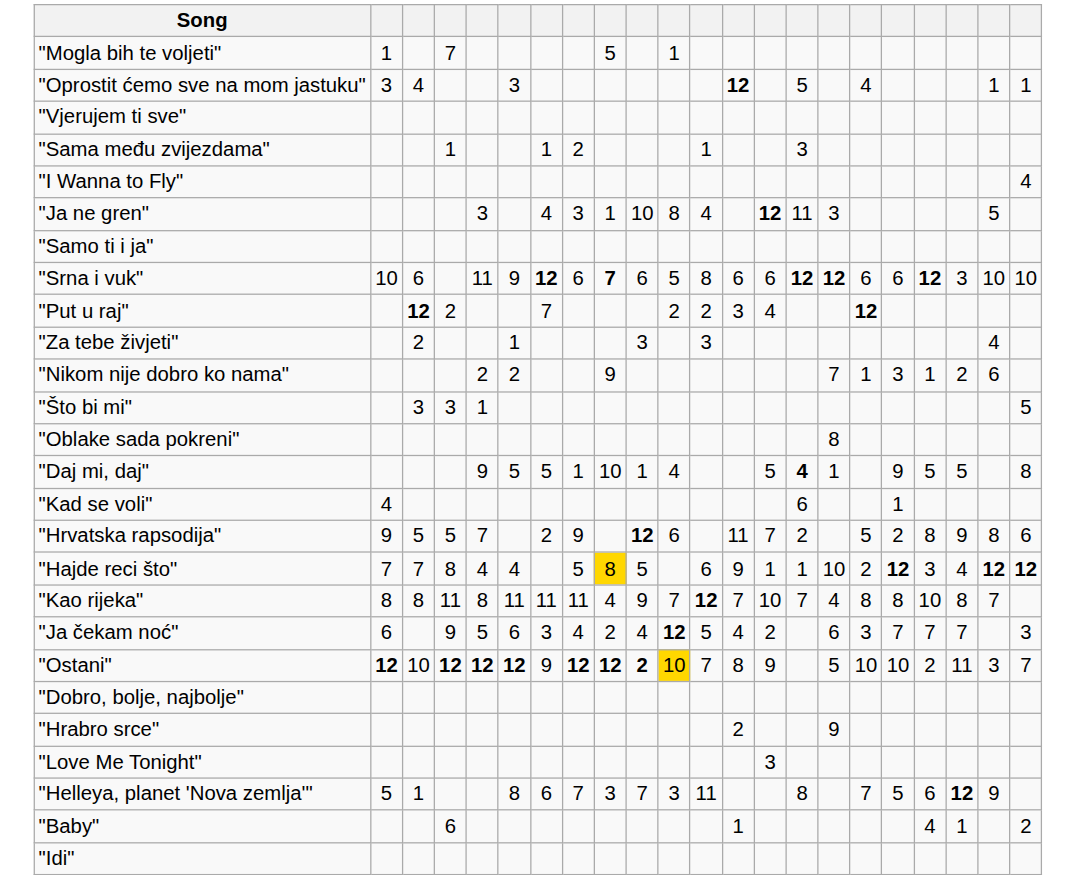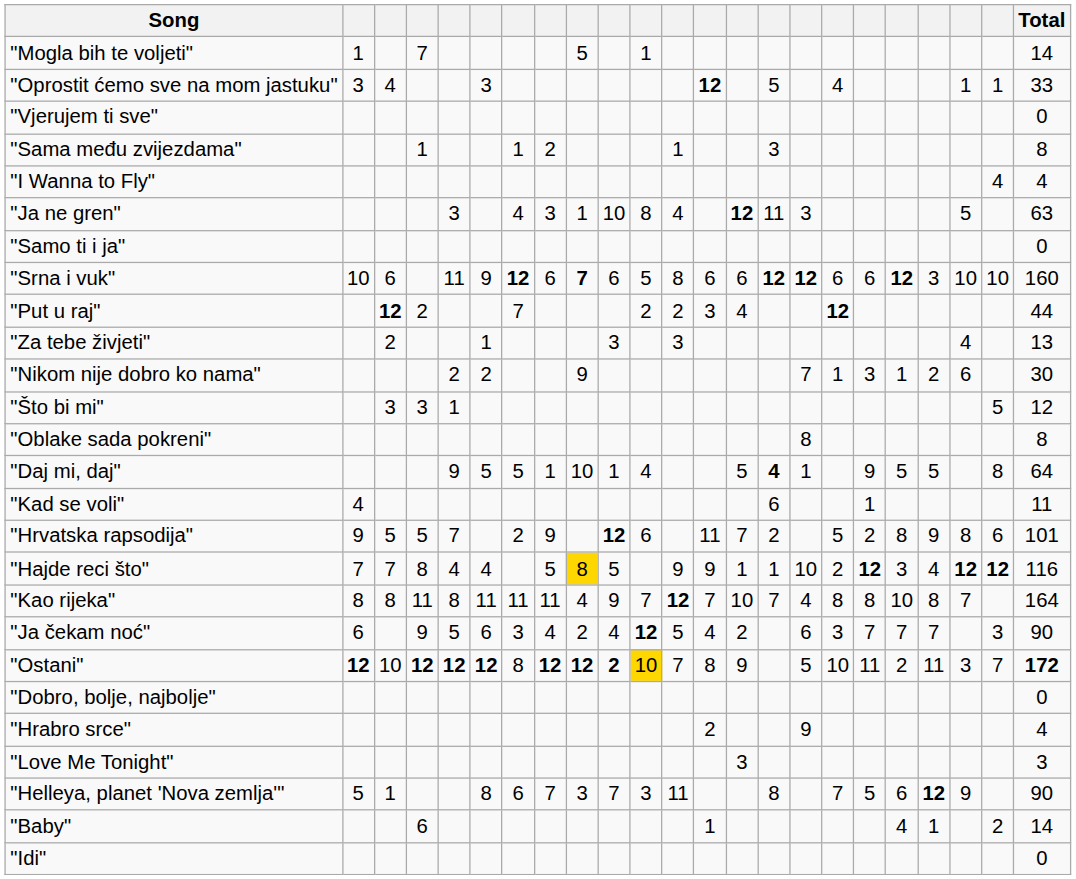+ column: (1042, 20)
(706, 568) 6 -> (678, 568) 9
(546, 665) 9 -> (518, 665) 8
(898, 665) 10 -> (870, 665) 11
